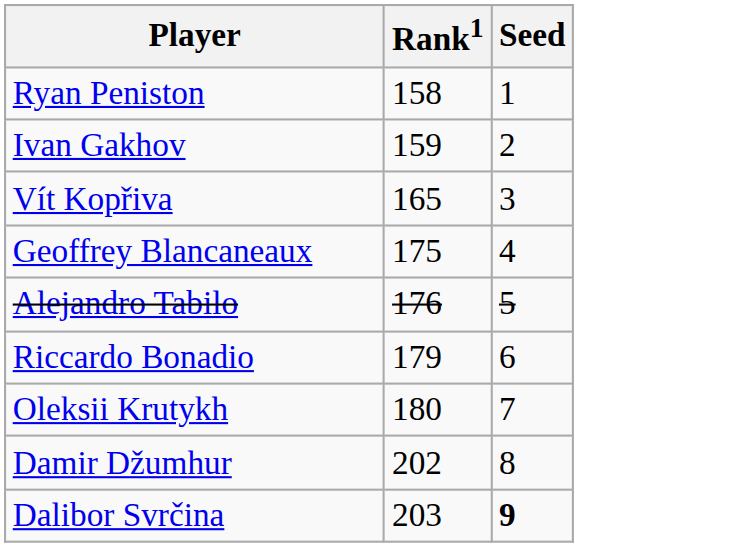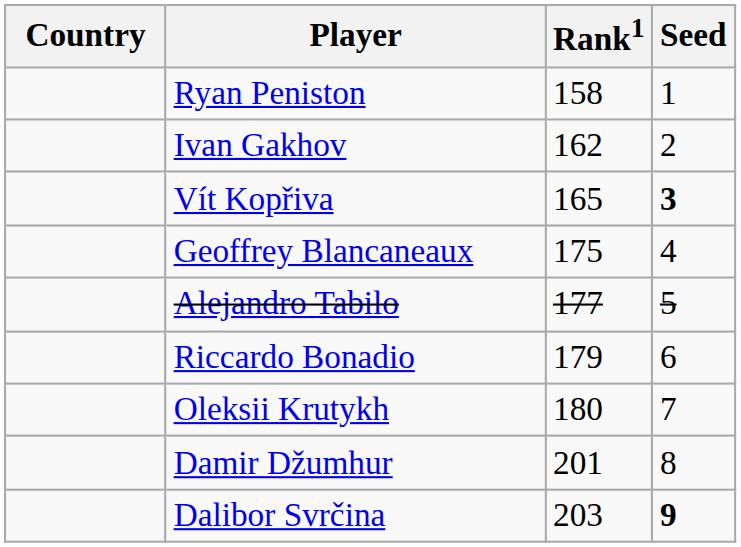+ column: (86, 35)
(417, 145) 159 -> (578, 145) 162
(507, 198) normal -> (668, 198) bold
(417, 303) 176 -> (578, 303) 177
(417, 462) 202 -> (578, 462) 201
